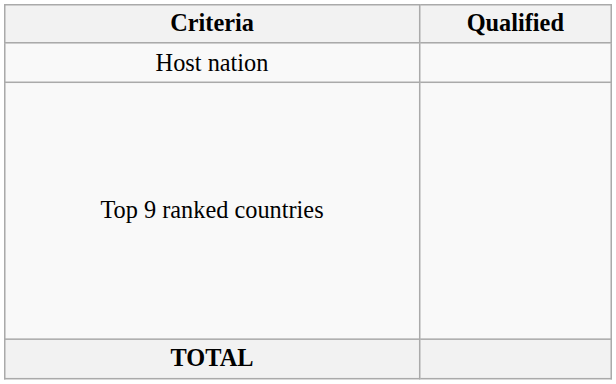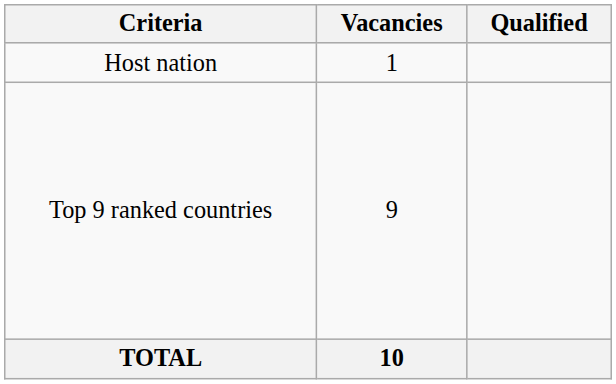+ column: (392, 23)
